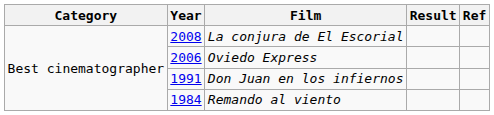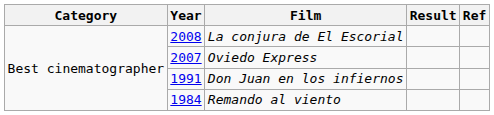(186, 57) 2006 -> (186, 57) 2007
